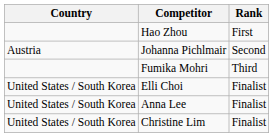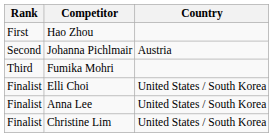columns swapped: (249, 13) <-> (71, 13)
